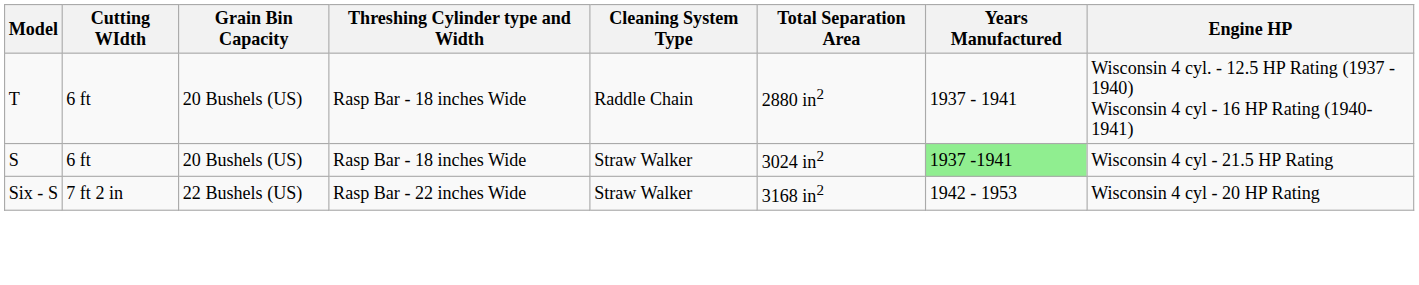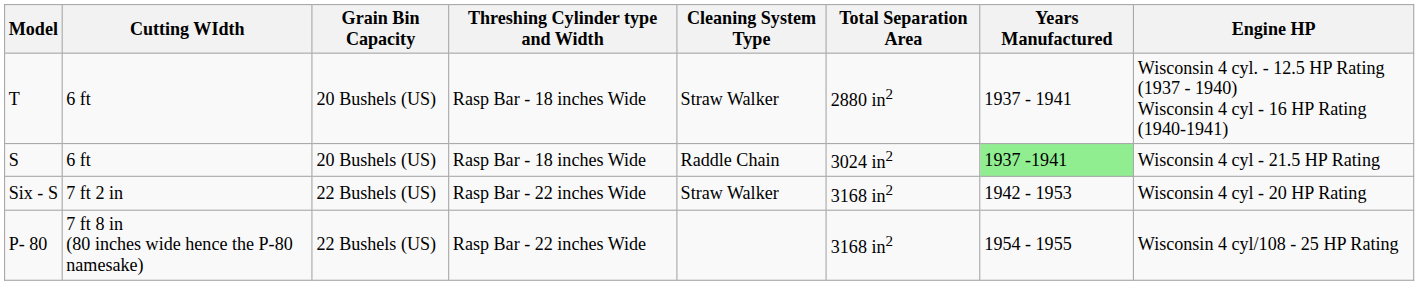(644, 98) Raddle Chain -> (730, 98) Straw Walker
(643, 159) Straw Walker -> (730, 159) Raddle Chain
+ row: (28, 245)
